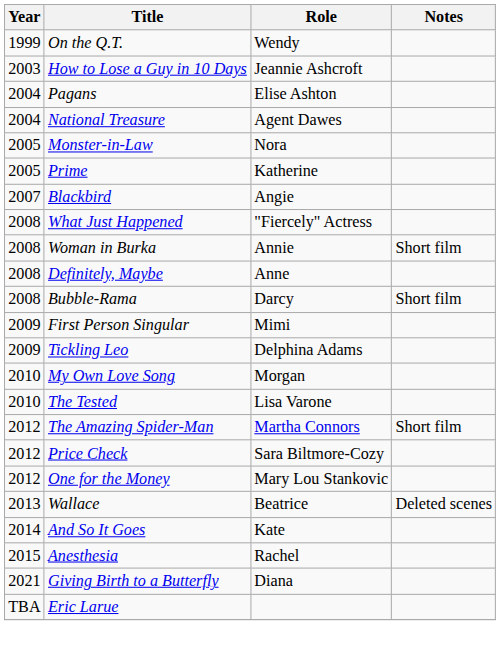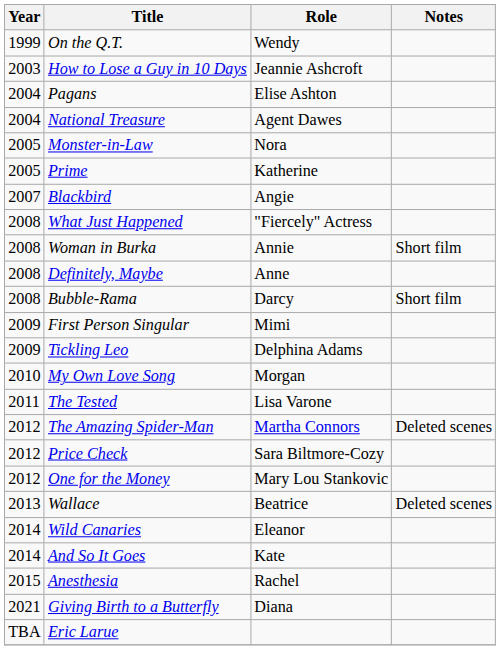(24, 401) 2010 -> (24, 401) 2011
(428, 427) Short film -> (444, 427) Deleted scenes
+ row: (94, 529)
